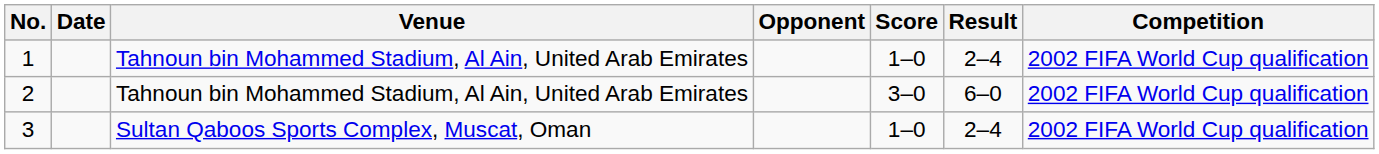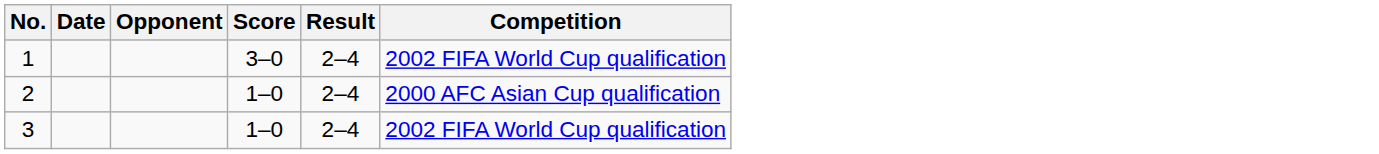- column: (432, 22)
(907, 58) 1–0 -> (264, 58) 3–0
(907, 93) 3–0 -> (264, 93) 1–0
(983, 93) 6–0 -> (340, 93) 2–4
(1198, 93) 2002 FIFA World Cup qualification -> (553, 93) 2000 AFC Asian Cup qualification
